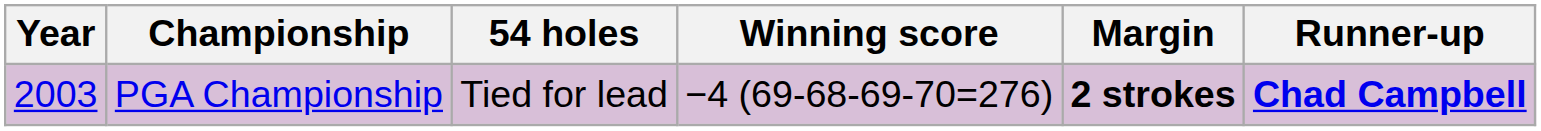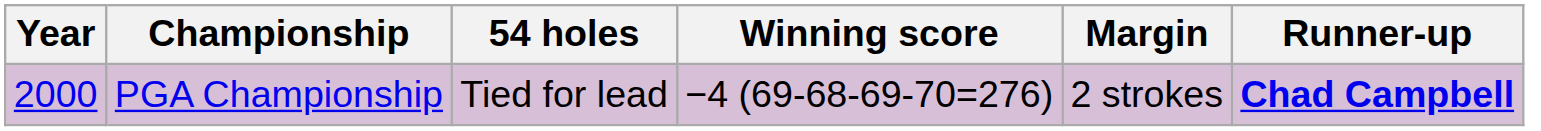(56, 93) 2003 -> (56, 93) 2000
(1153, 93) bold -> (1147, 93) normal
